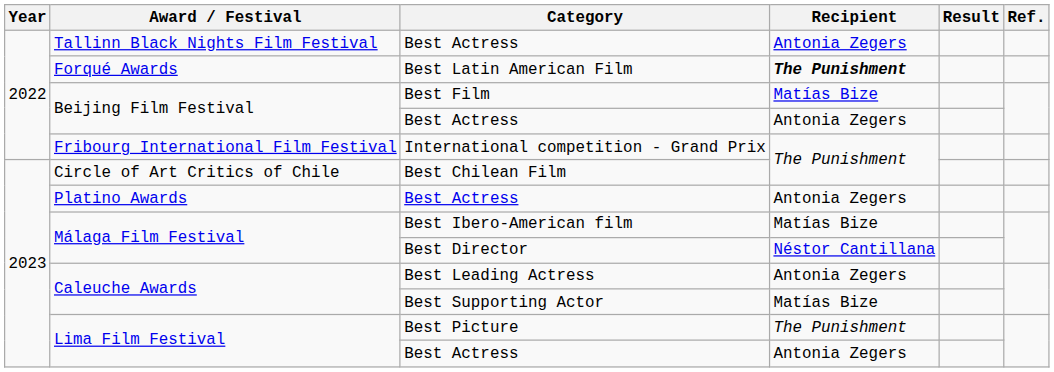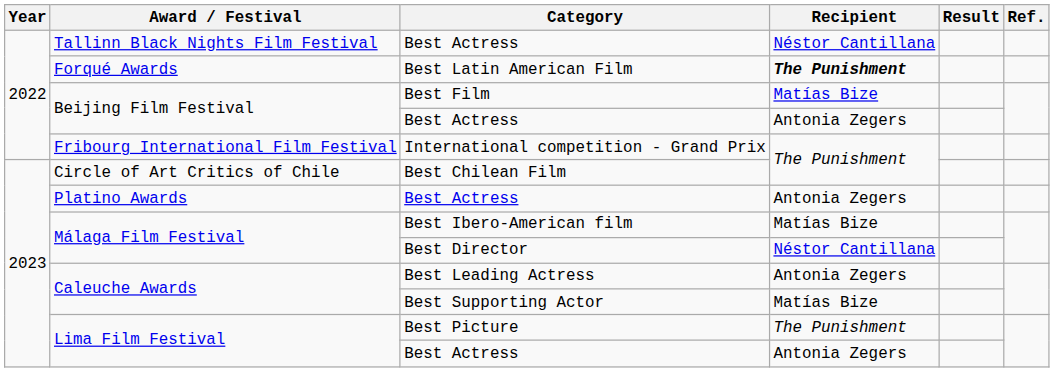(840, 43) Antonia Zegers -> (854, 43) Néstor Cantillana
